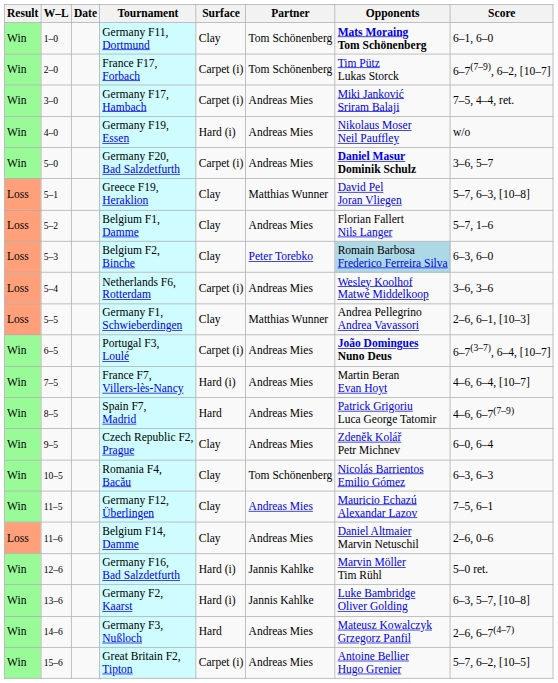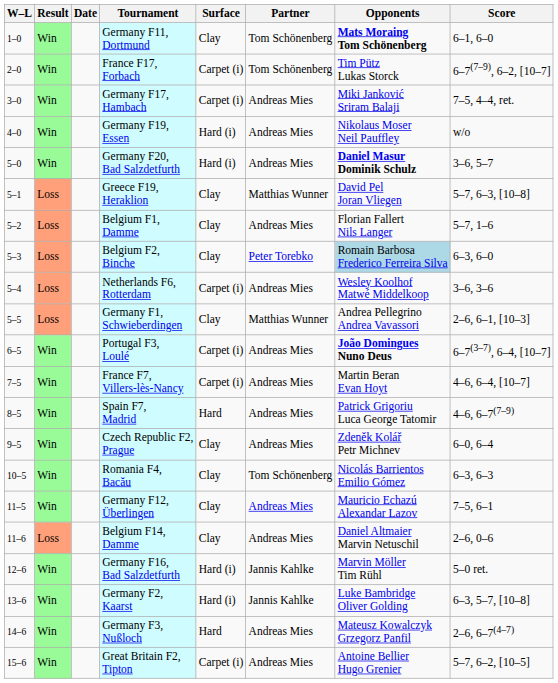columns swapped: (23, 13) <-> (56, 13)
(221, 163) Carpet (i) -> (217, 163) Hard (i)
(217, 381) Hard (i) -> (221, 381) Carpet (i)
